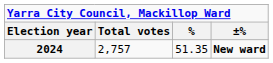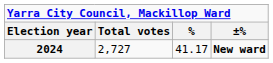(114, 49) 2,757 -> (114, 49) 2,727
(192, 49) 51.35 -> (192, 49) 41.17
